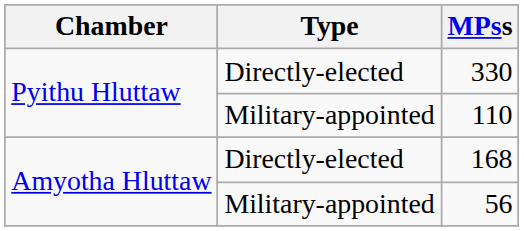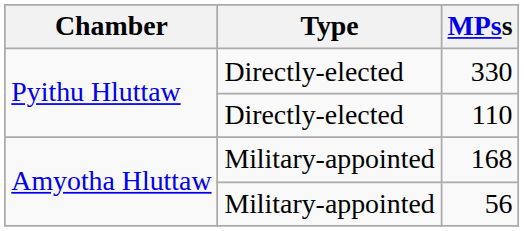(330, 114) Military-appointed -> (314, 114) Directly-elected
(314, 159) Directly-elected -> (330, 159) Military-appointed
